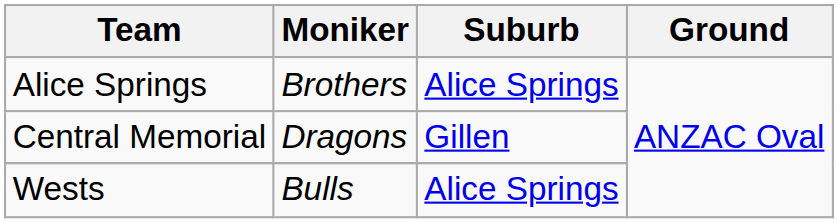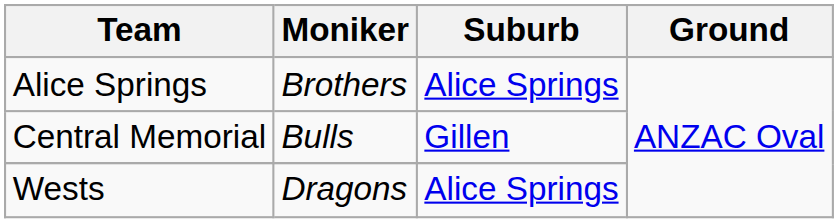(344, 136) Dragons -> (317, 136) Bulls
(317, 189) Bulls -> (344, 189) Dragons
